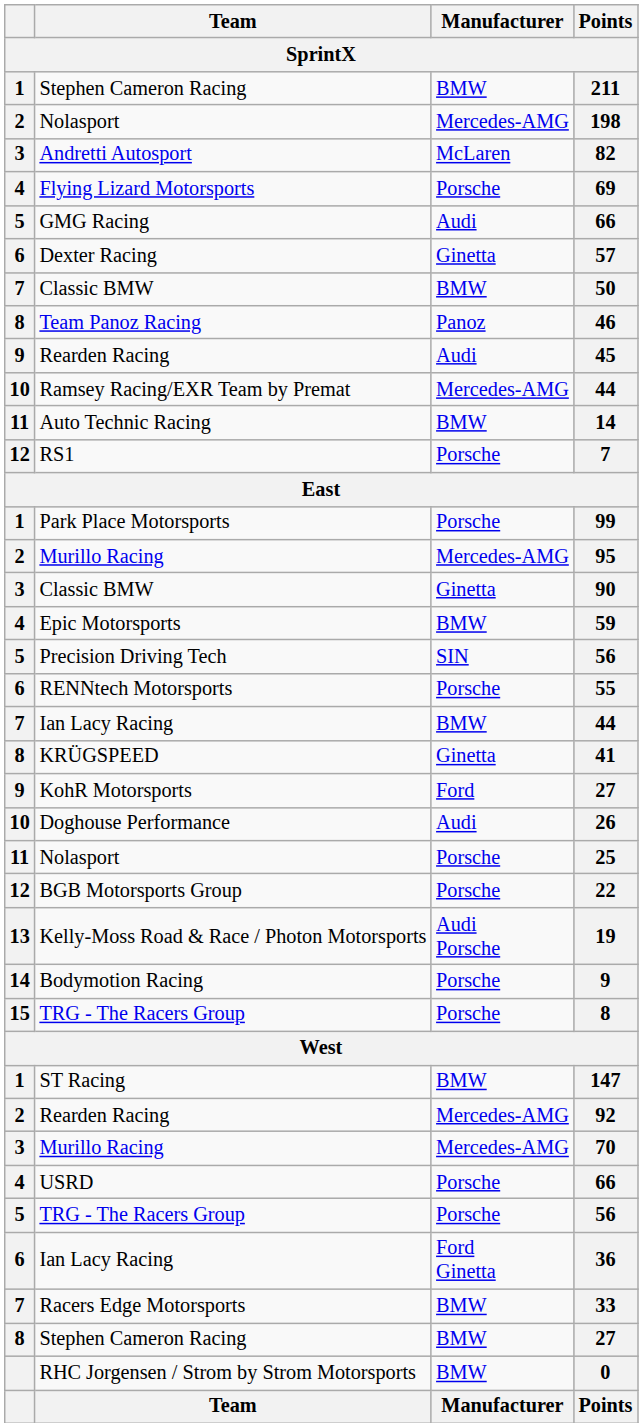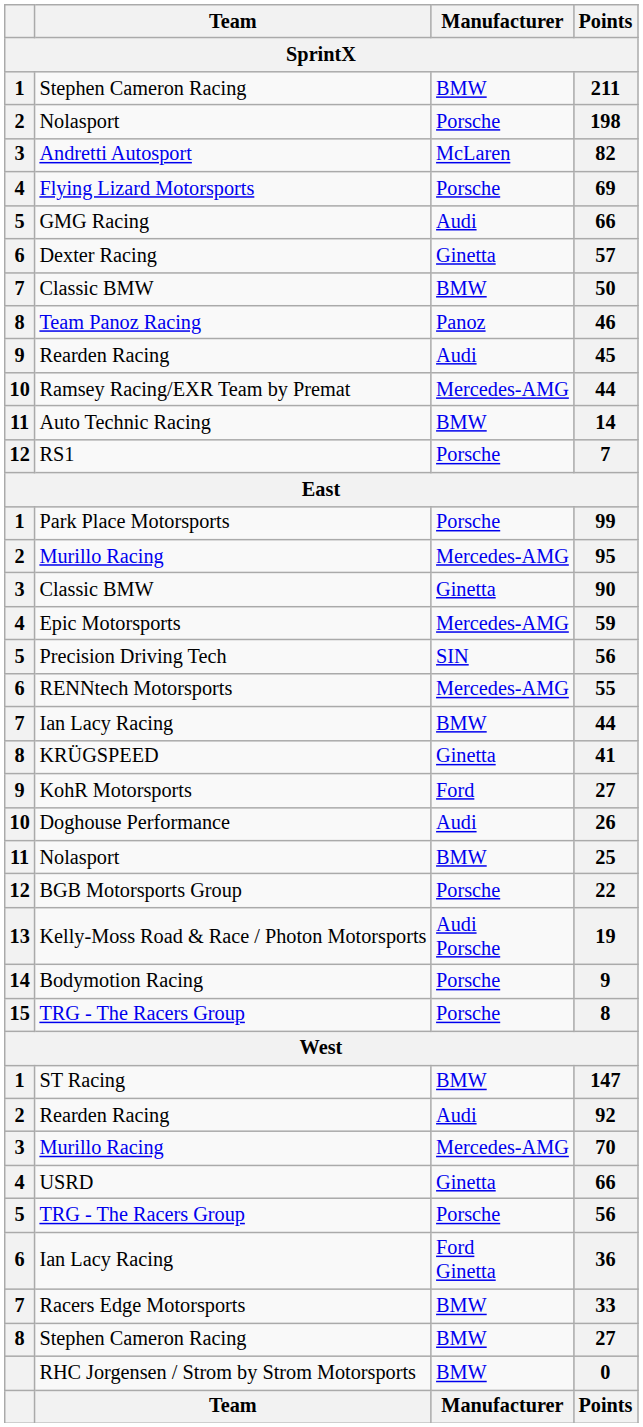(502, 121) Mercedes-AMG -> (468, 121) Porsche
(461, 622) BMW -> (502, 622) Mercedes-AMG
(468, 689) Porsche -> (502, 689) Mercedes-AMG
(468, 856) Porsche -> (461, 856) BMW
(502, 1114) Mercedes-AMG -> (456, 1114) Audi
(468, 1181) Porsche -> (466, 1181) Ginetta
